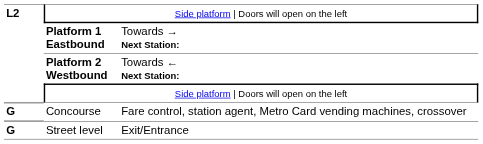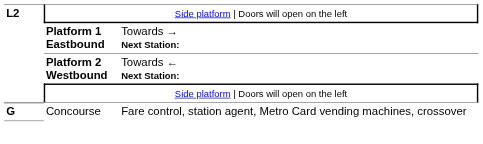- row: (74, 130)
